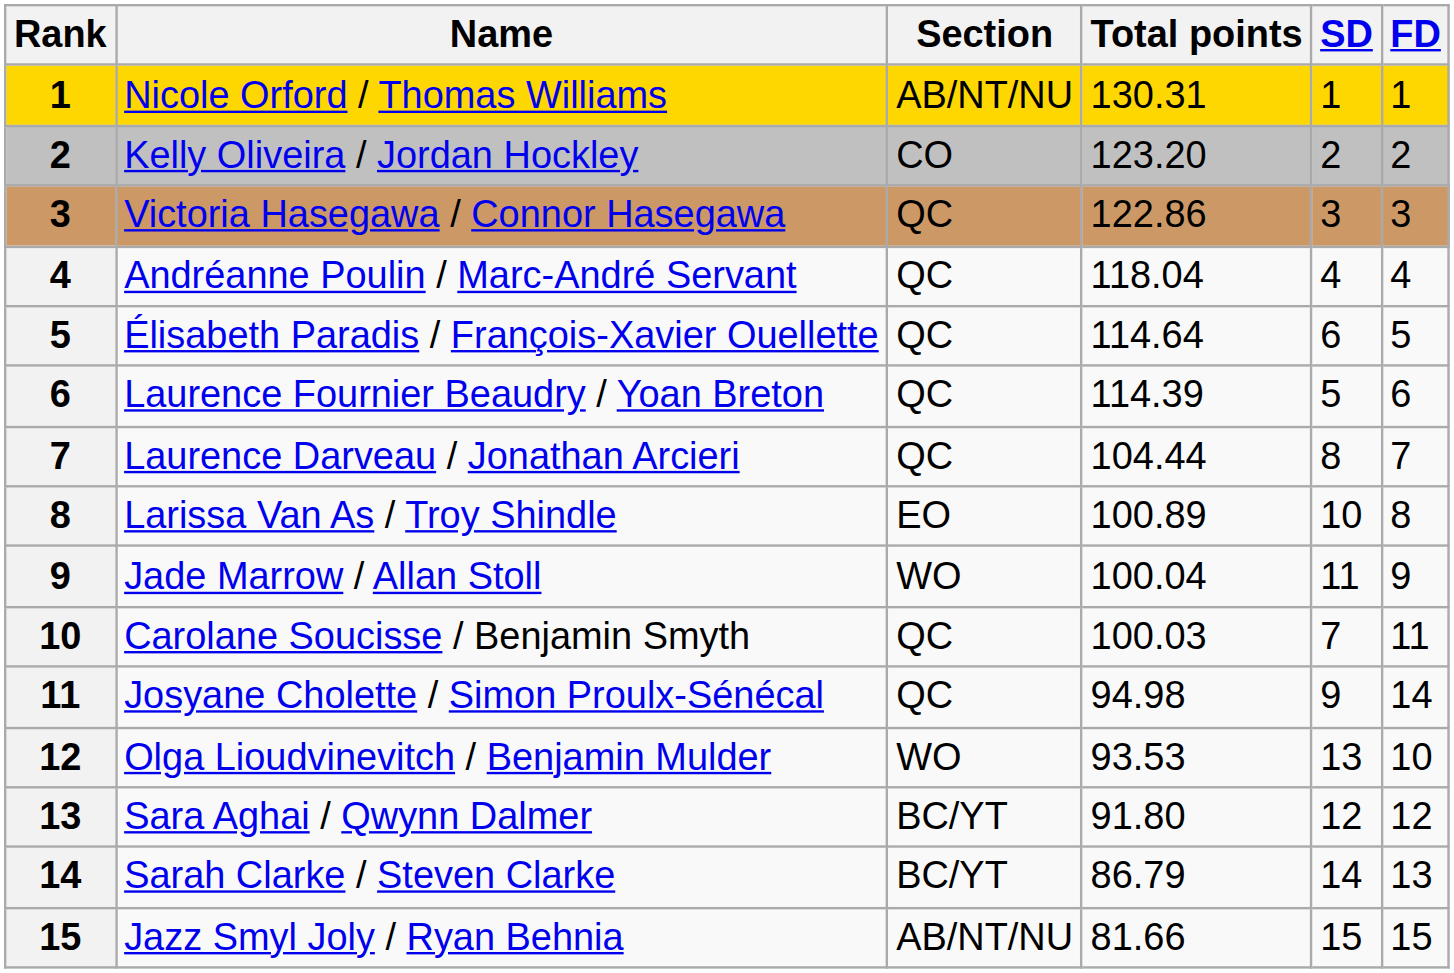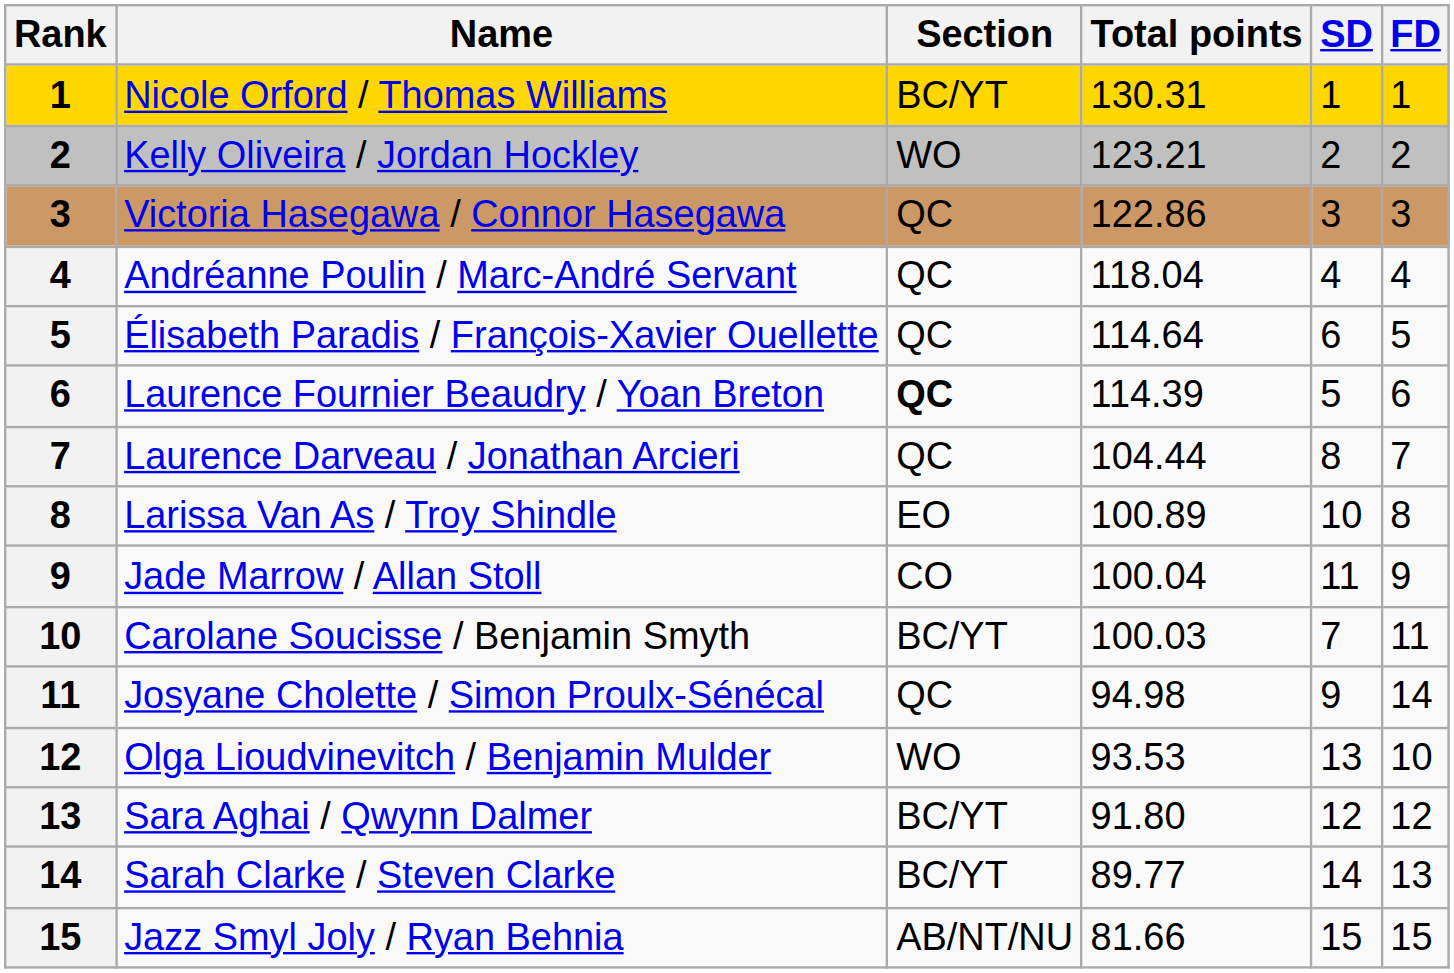(985, 94) AB/NT/NU -> (952, 94) BC/YT
(925, 154) CO -> (929, 154) WO
(1149, 154) 123.20 -> (1149, 154) 123.21
(925, 395) normal -> (925, 395) bold
(929, 575) WO -> (925, 575) CO
(925, 635) QC -> (952, 635) BC/YT
(1138, 876) 86.79 -> (1138, 876) 89.77
